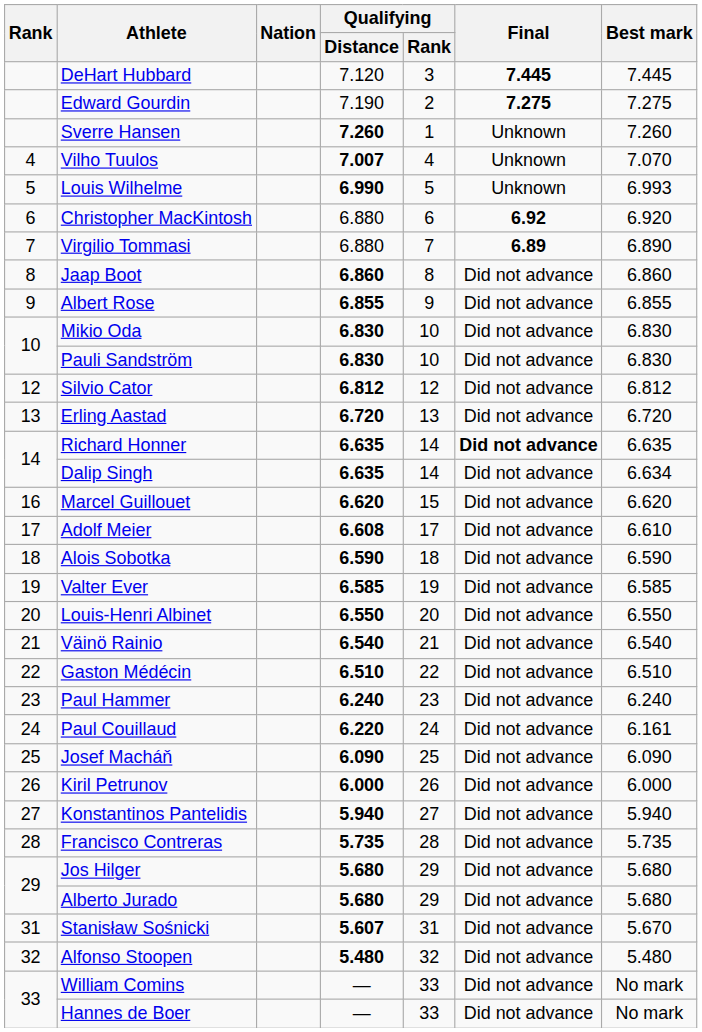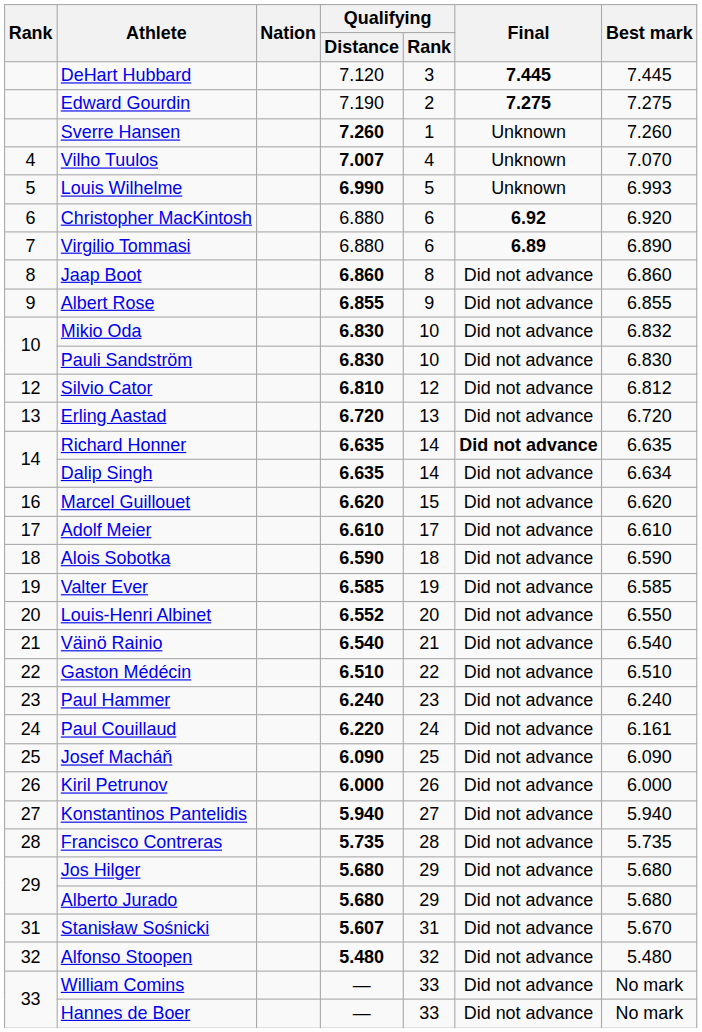(429, 246) 7 -> (429, 246) 6
(649, 331) 6.830 -> (649, 331) 6.832
(362, 388) 6.812 -> (362, 388) 6.810
(362, 530) 6.608 -> (362, 530) 6.610
(362, 615) 6.550 -> (362, 615) 6.552
